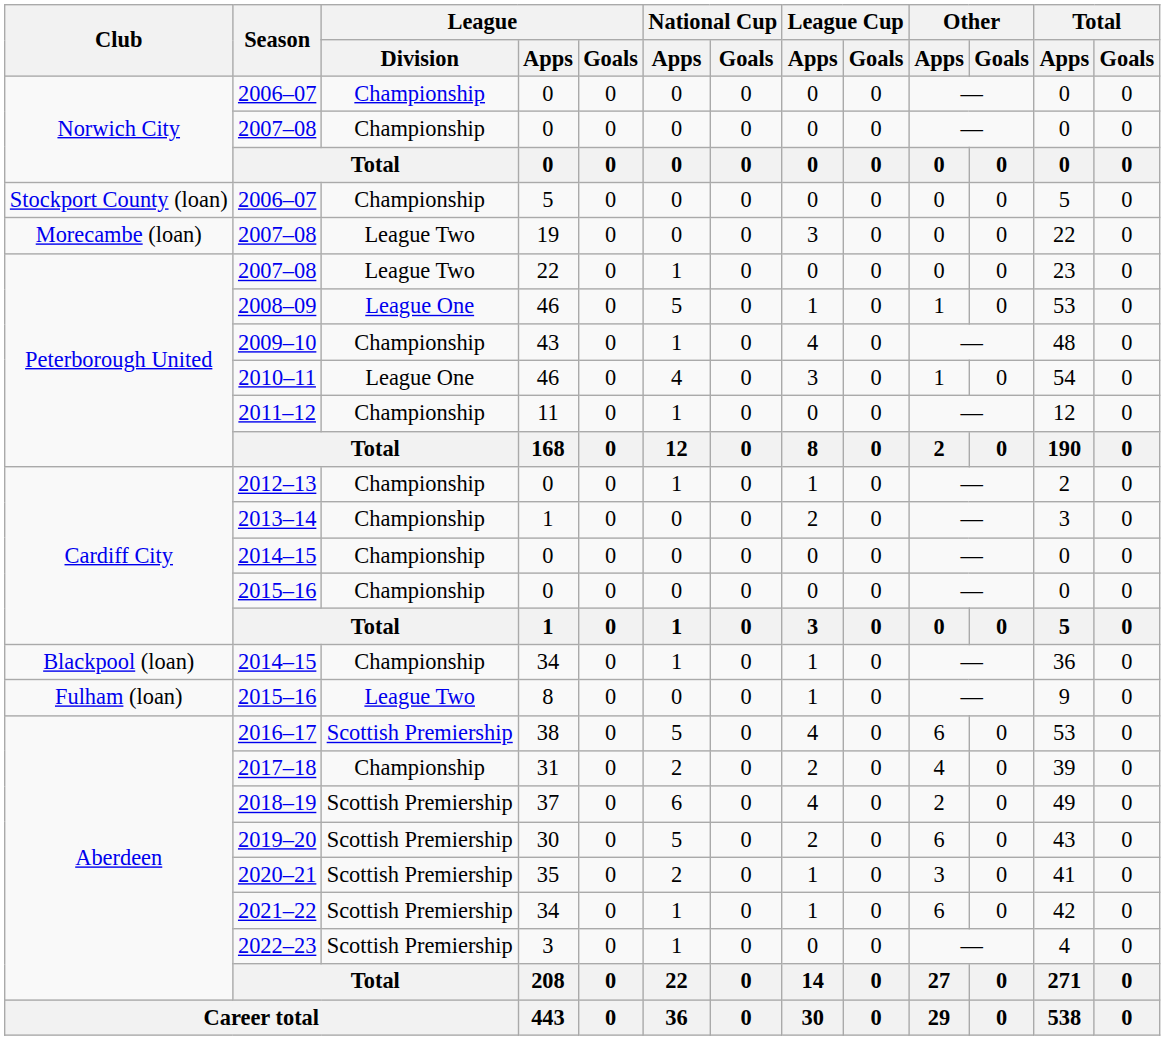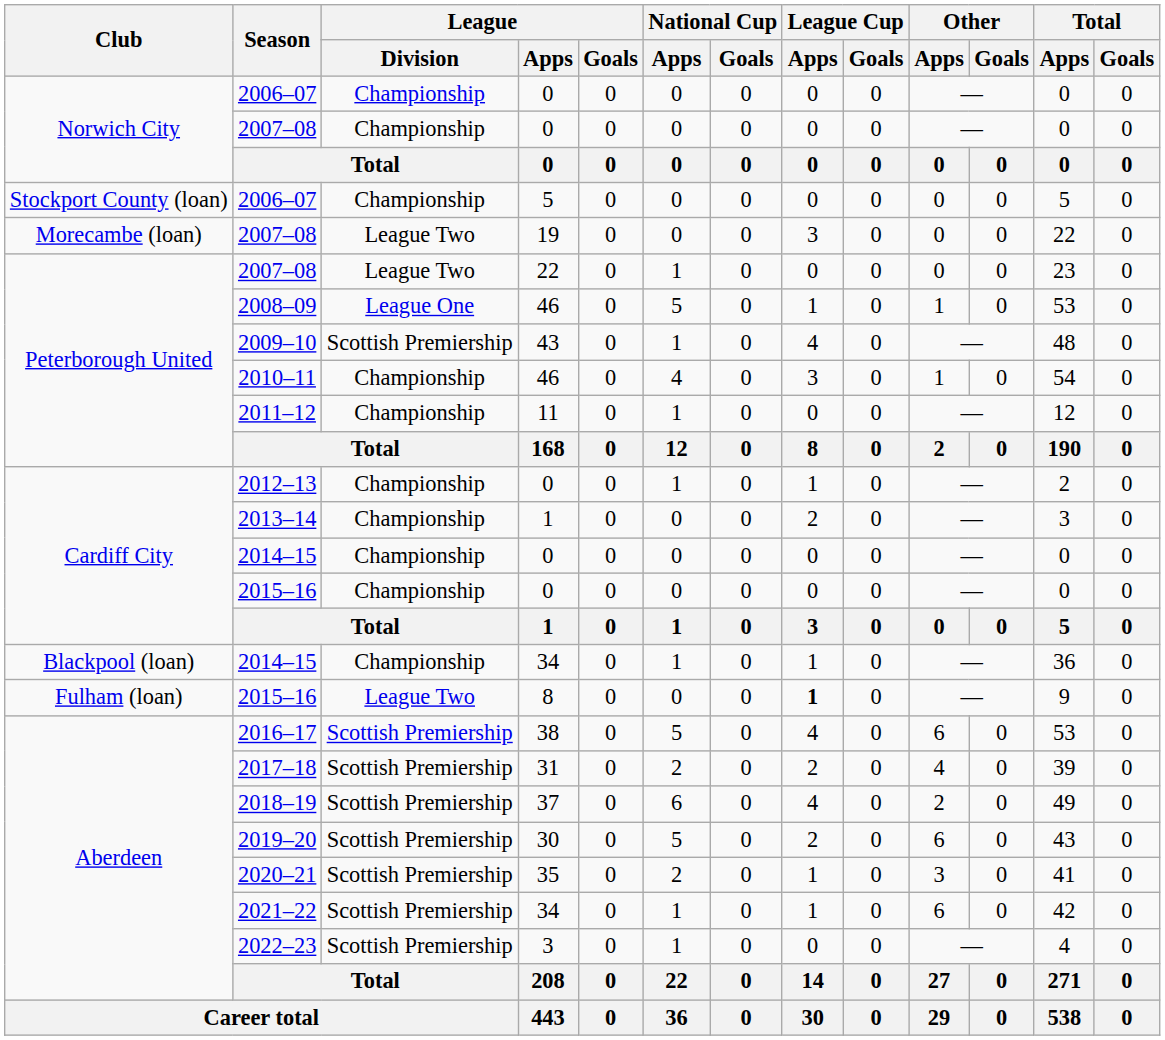(420, 341) Championship -> (420, 341) Scottish Premiership
(420, 377) League One -> (420, 377) Championship
(813, 697) normal -> (813, 697) bold
(420, 768) Championship -> (420, 768) Scottish Premiership
